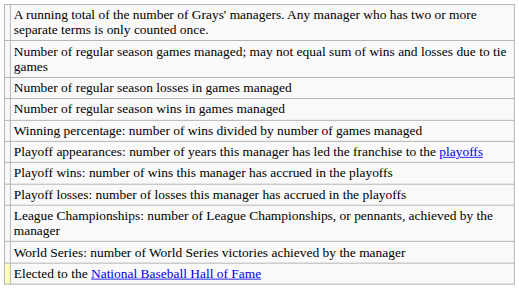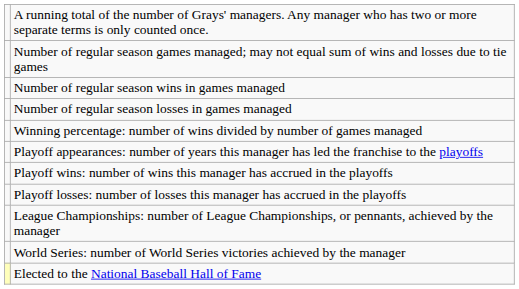rows swapped: (149, 109) <-> (153, 88)
